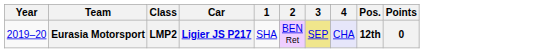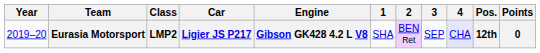+ column: (312, 12)
(318, 34) khaki background -> (434, 34) no background
